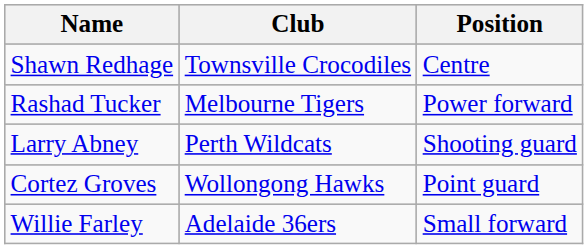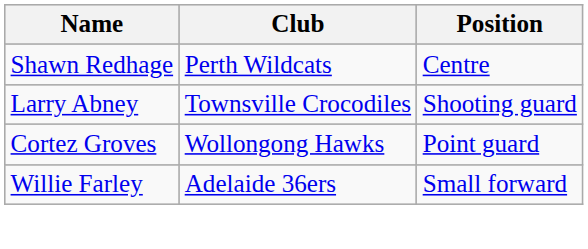(298, 64) Townsville Crocodiles -> (258, 64) Perth Wildcats
- row: (86, 104)
(258, 143) Perth Wildcats -> (298, 104) Townsville Crocodiles
